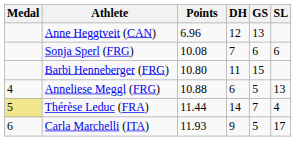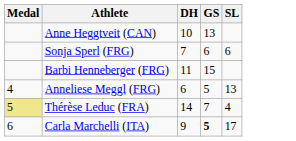- column: (202, 13)
(235, 32) 12 -> (186, 32) 10
(255, 126) normal -> (206, 126) bold
